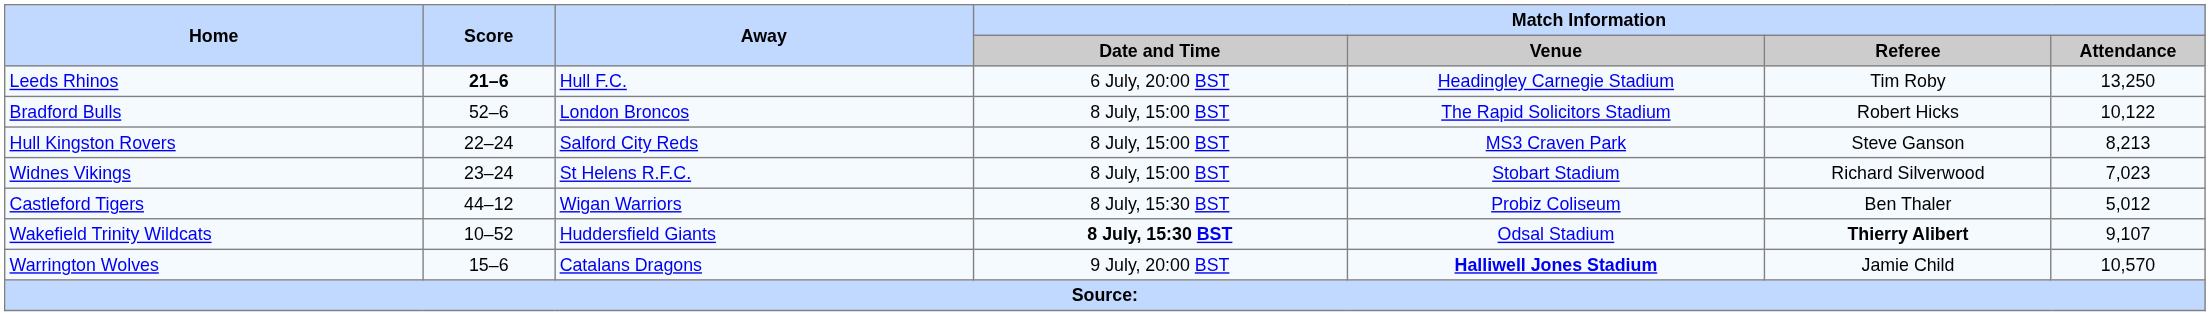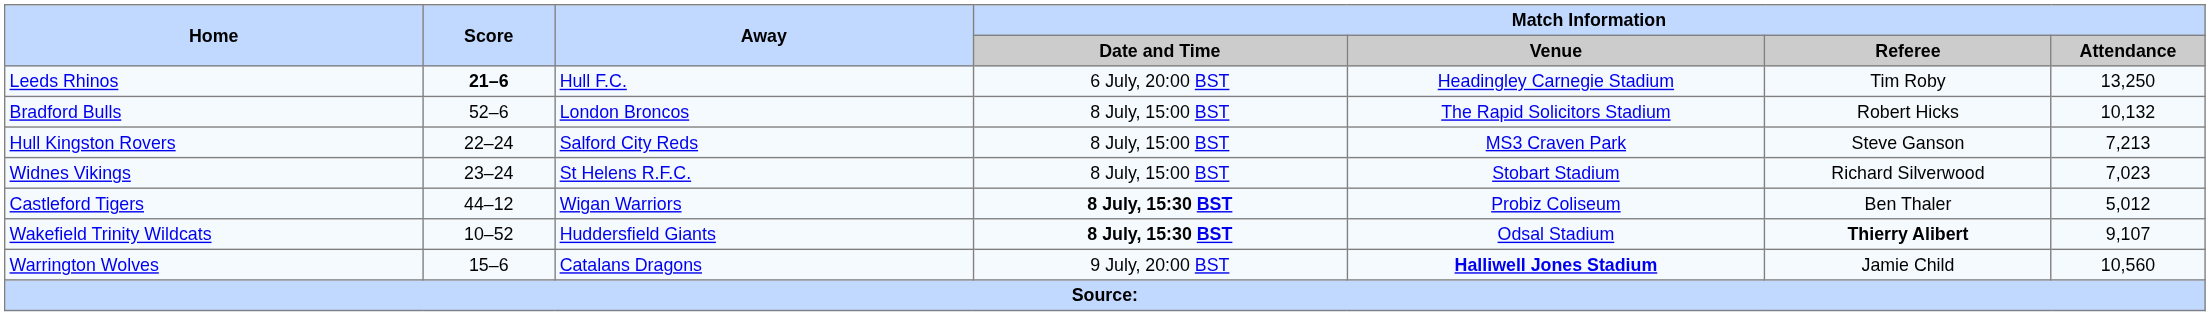(2128, 112) 10,122 -> (2128, 112) 10,132
(2128, 142) 8,213 -> (2128, 142) 7,213
(1160, 203) normal -> (1160, 203) bold
(2128, 265) 10,570 -> (2128, 265) 10,560
